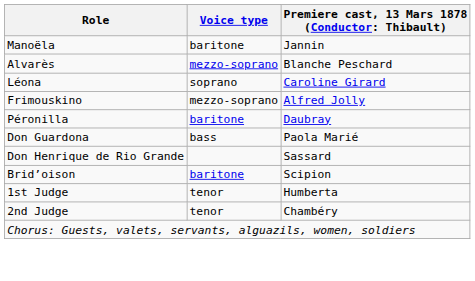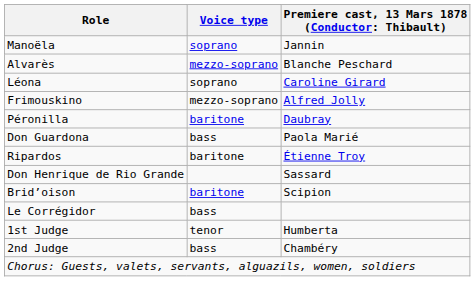(217, 45) baritone -> (213, 45) soprano
+ row: (34, 156)
+ row: (51, 211)
(207, 211) tenor -> (203, 248) bass
